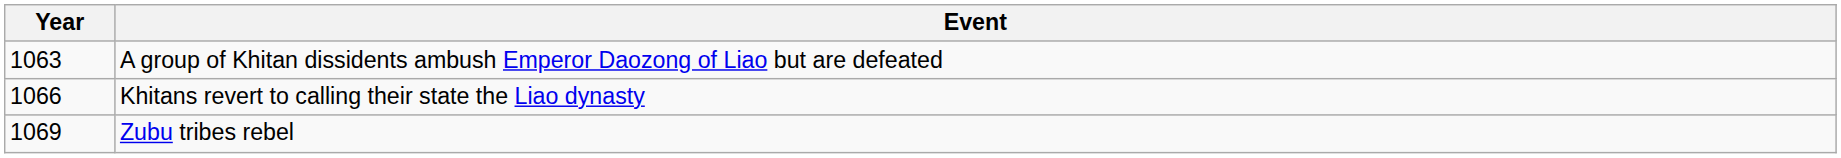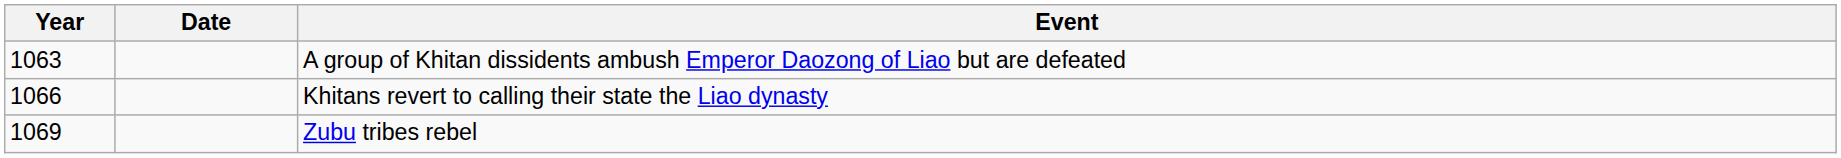+ column: (206, 22)
